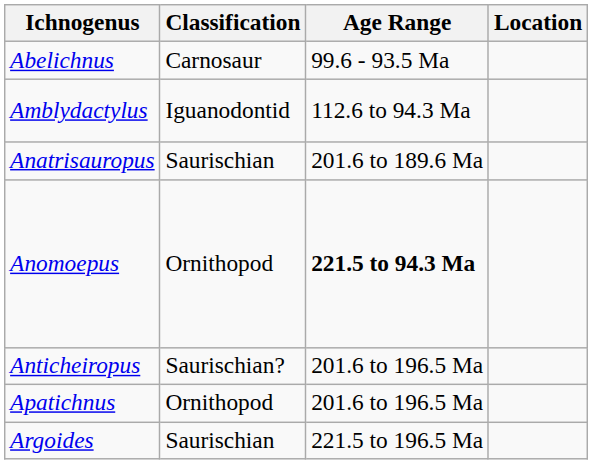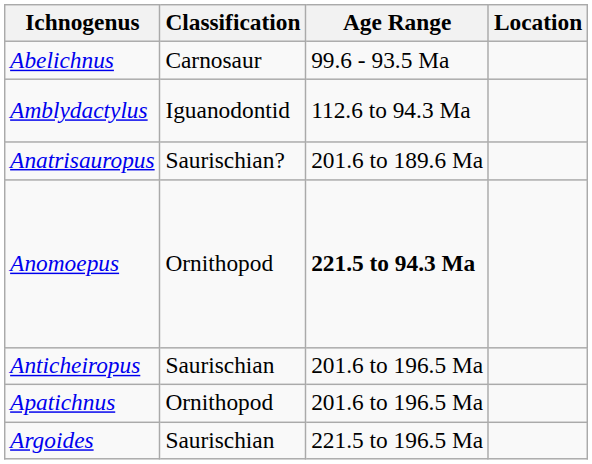(220, 160) Saurischian -> (225, 160) Saurischian?
(225, 365) Saurischian? -> (220, 365) Saurischian
